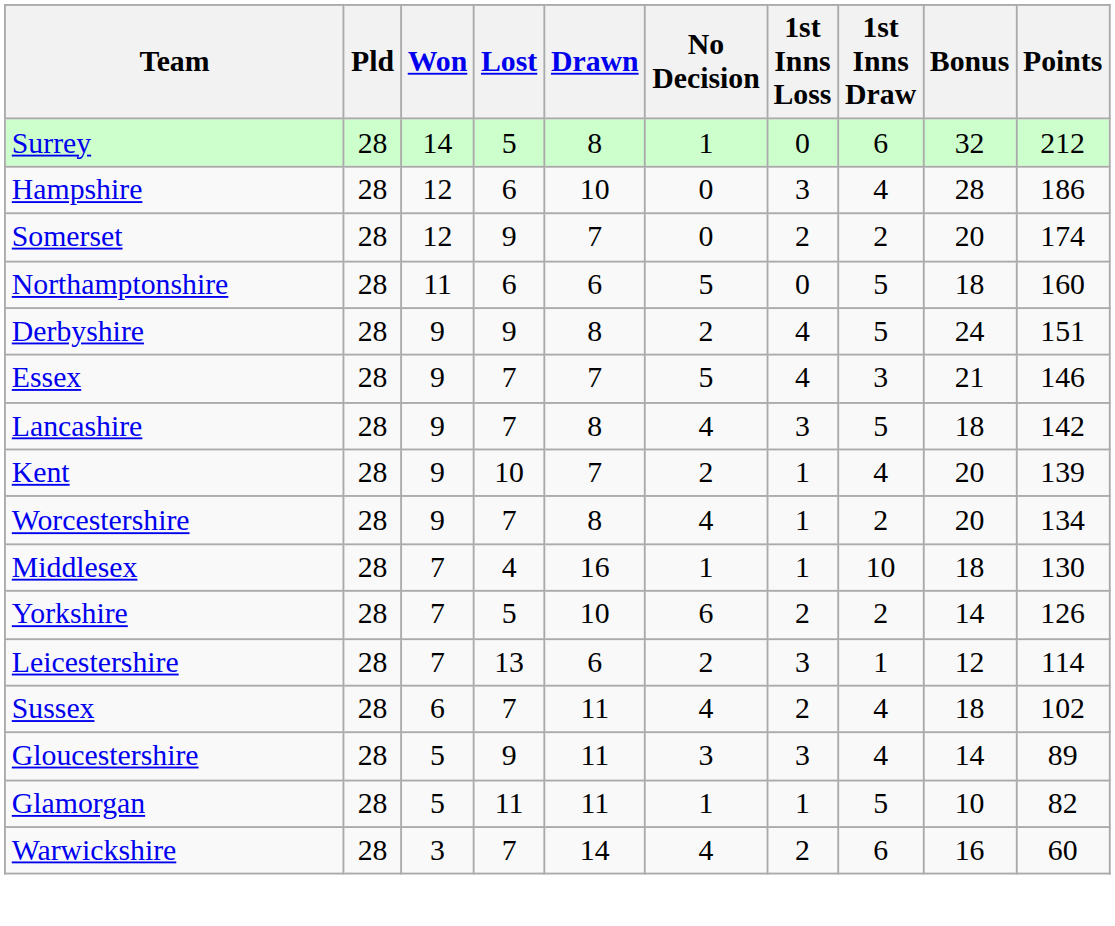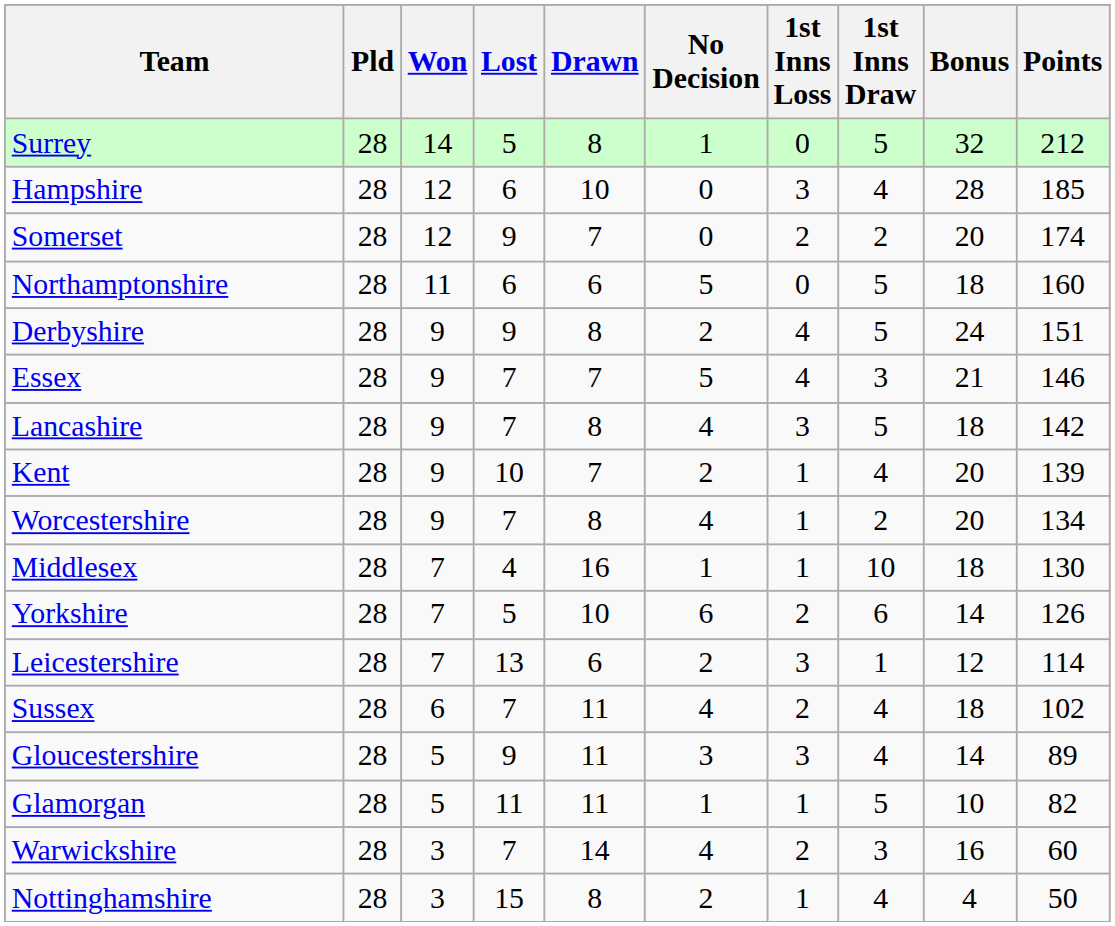(881, 142) 6 -> (881, 142) 5
(1063, 189) 186 -> (1063, 189) 185
(881, 614) 2 -> (881, 614) 6
(881, 850) 6 -> (881, 850) 3
+ row: (112, 897)
